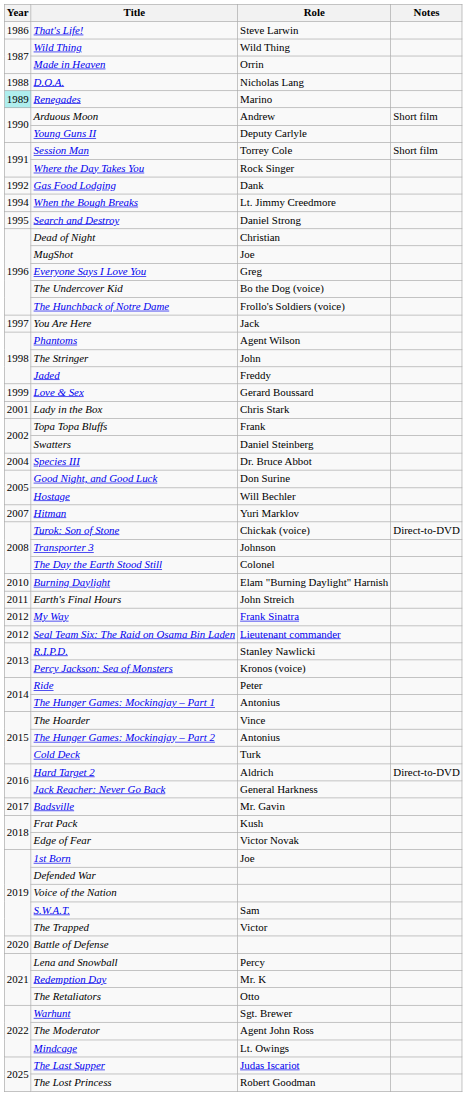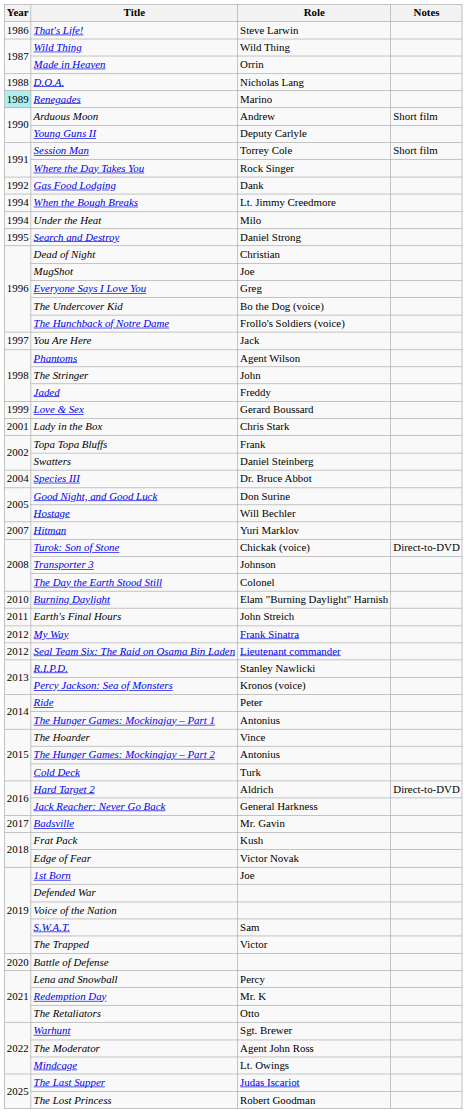+ row: (67, 220)
